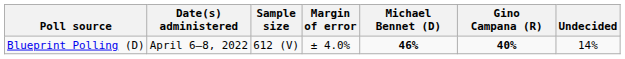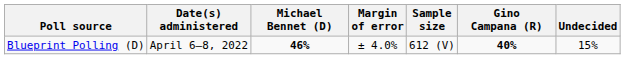columns swapped: (276, 20) <-> (408, 20)
(588, 45) 14% -> (588, 45) 15%
